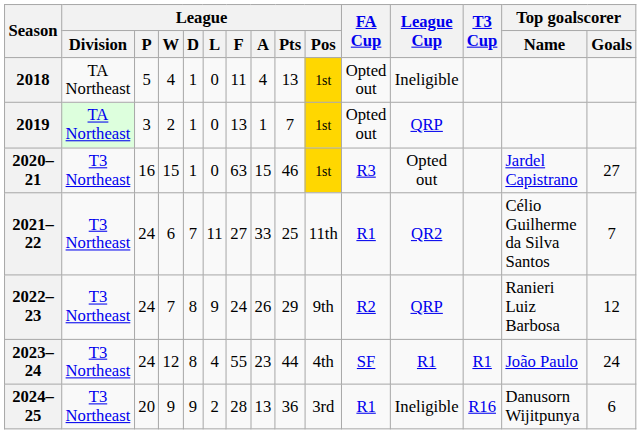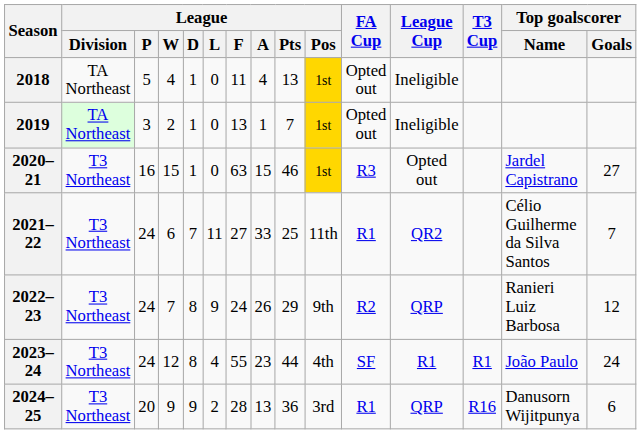(427, 124) QRP -> (427, 124) Ineligible
(427, 406) Ineligible -> (427, 406) QRP
